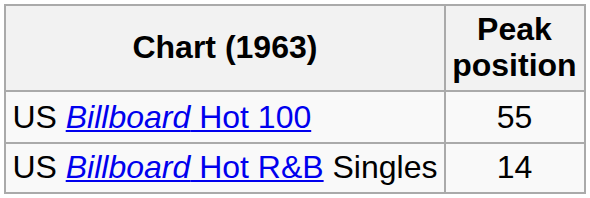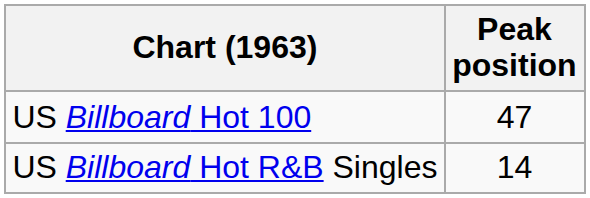(514, 116) 55 -> (514, 116) 47
